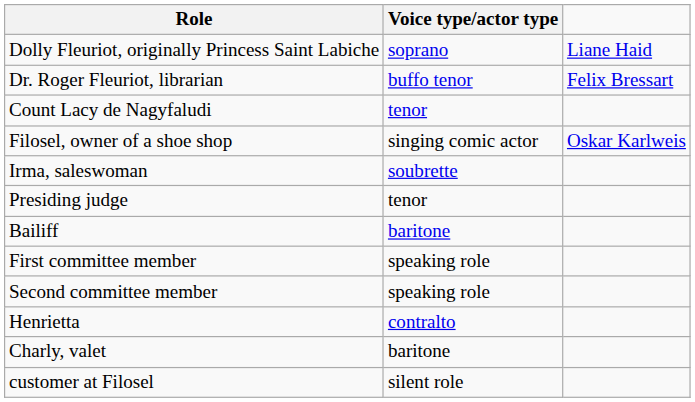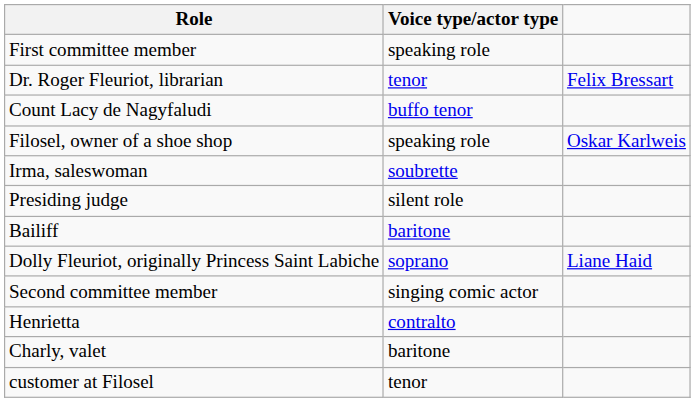rows swapped: (194, 49) <-> (103, 261)
(430, 79) buffo tenor -> (407, 79) tenor
(407, 110) tenor -> (430, 110) buffo tenor
(463, 140) singing comic actor -> (439, 140) speaking role
(407, 200) tenor -> (426, 200) silent role
(439, 291) speaking role -> (463, 291) singing comic actor
(426, 381) silent role -> (407, 381) tenor
